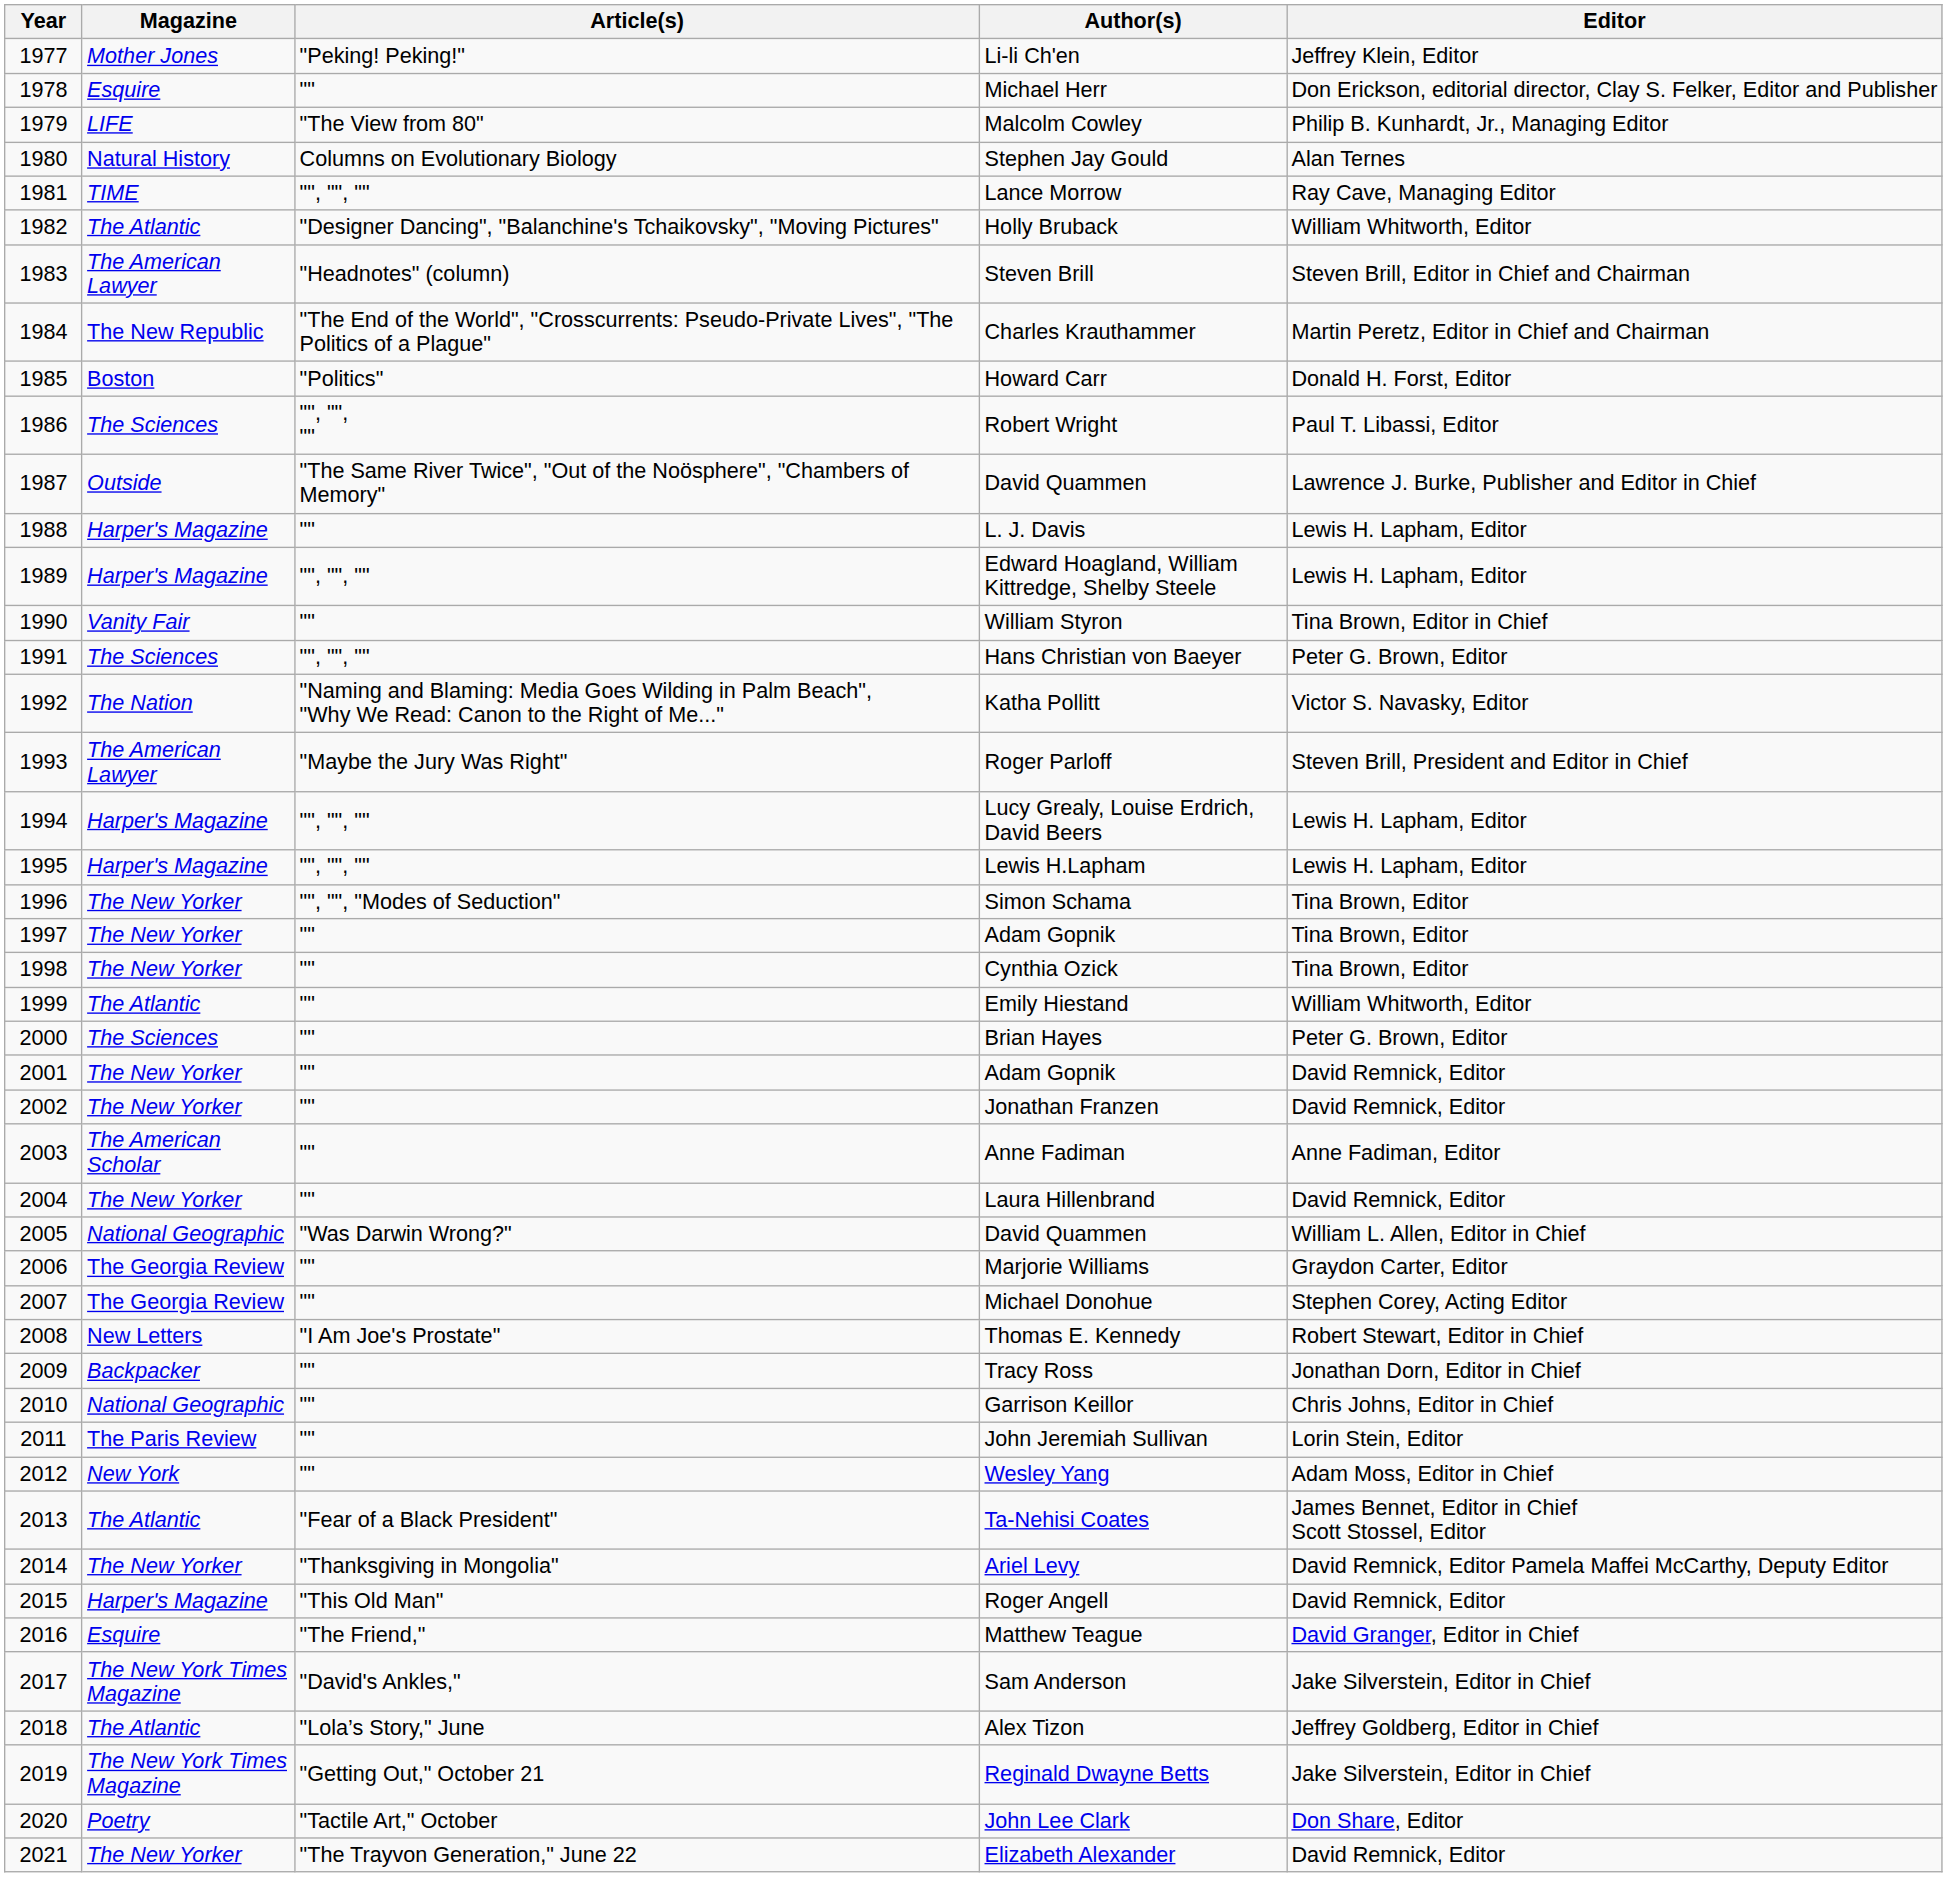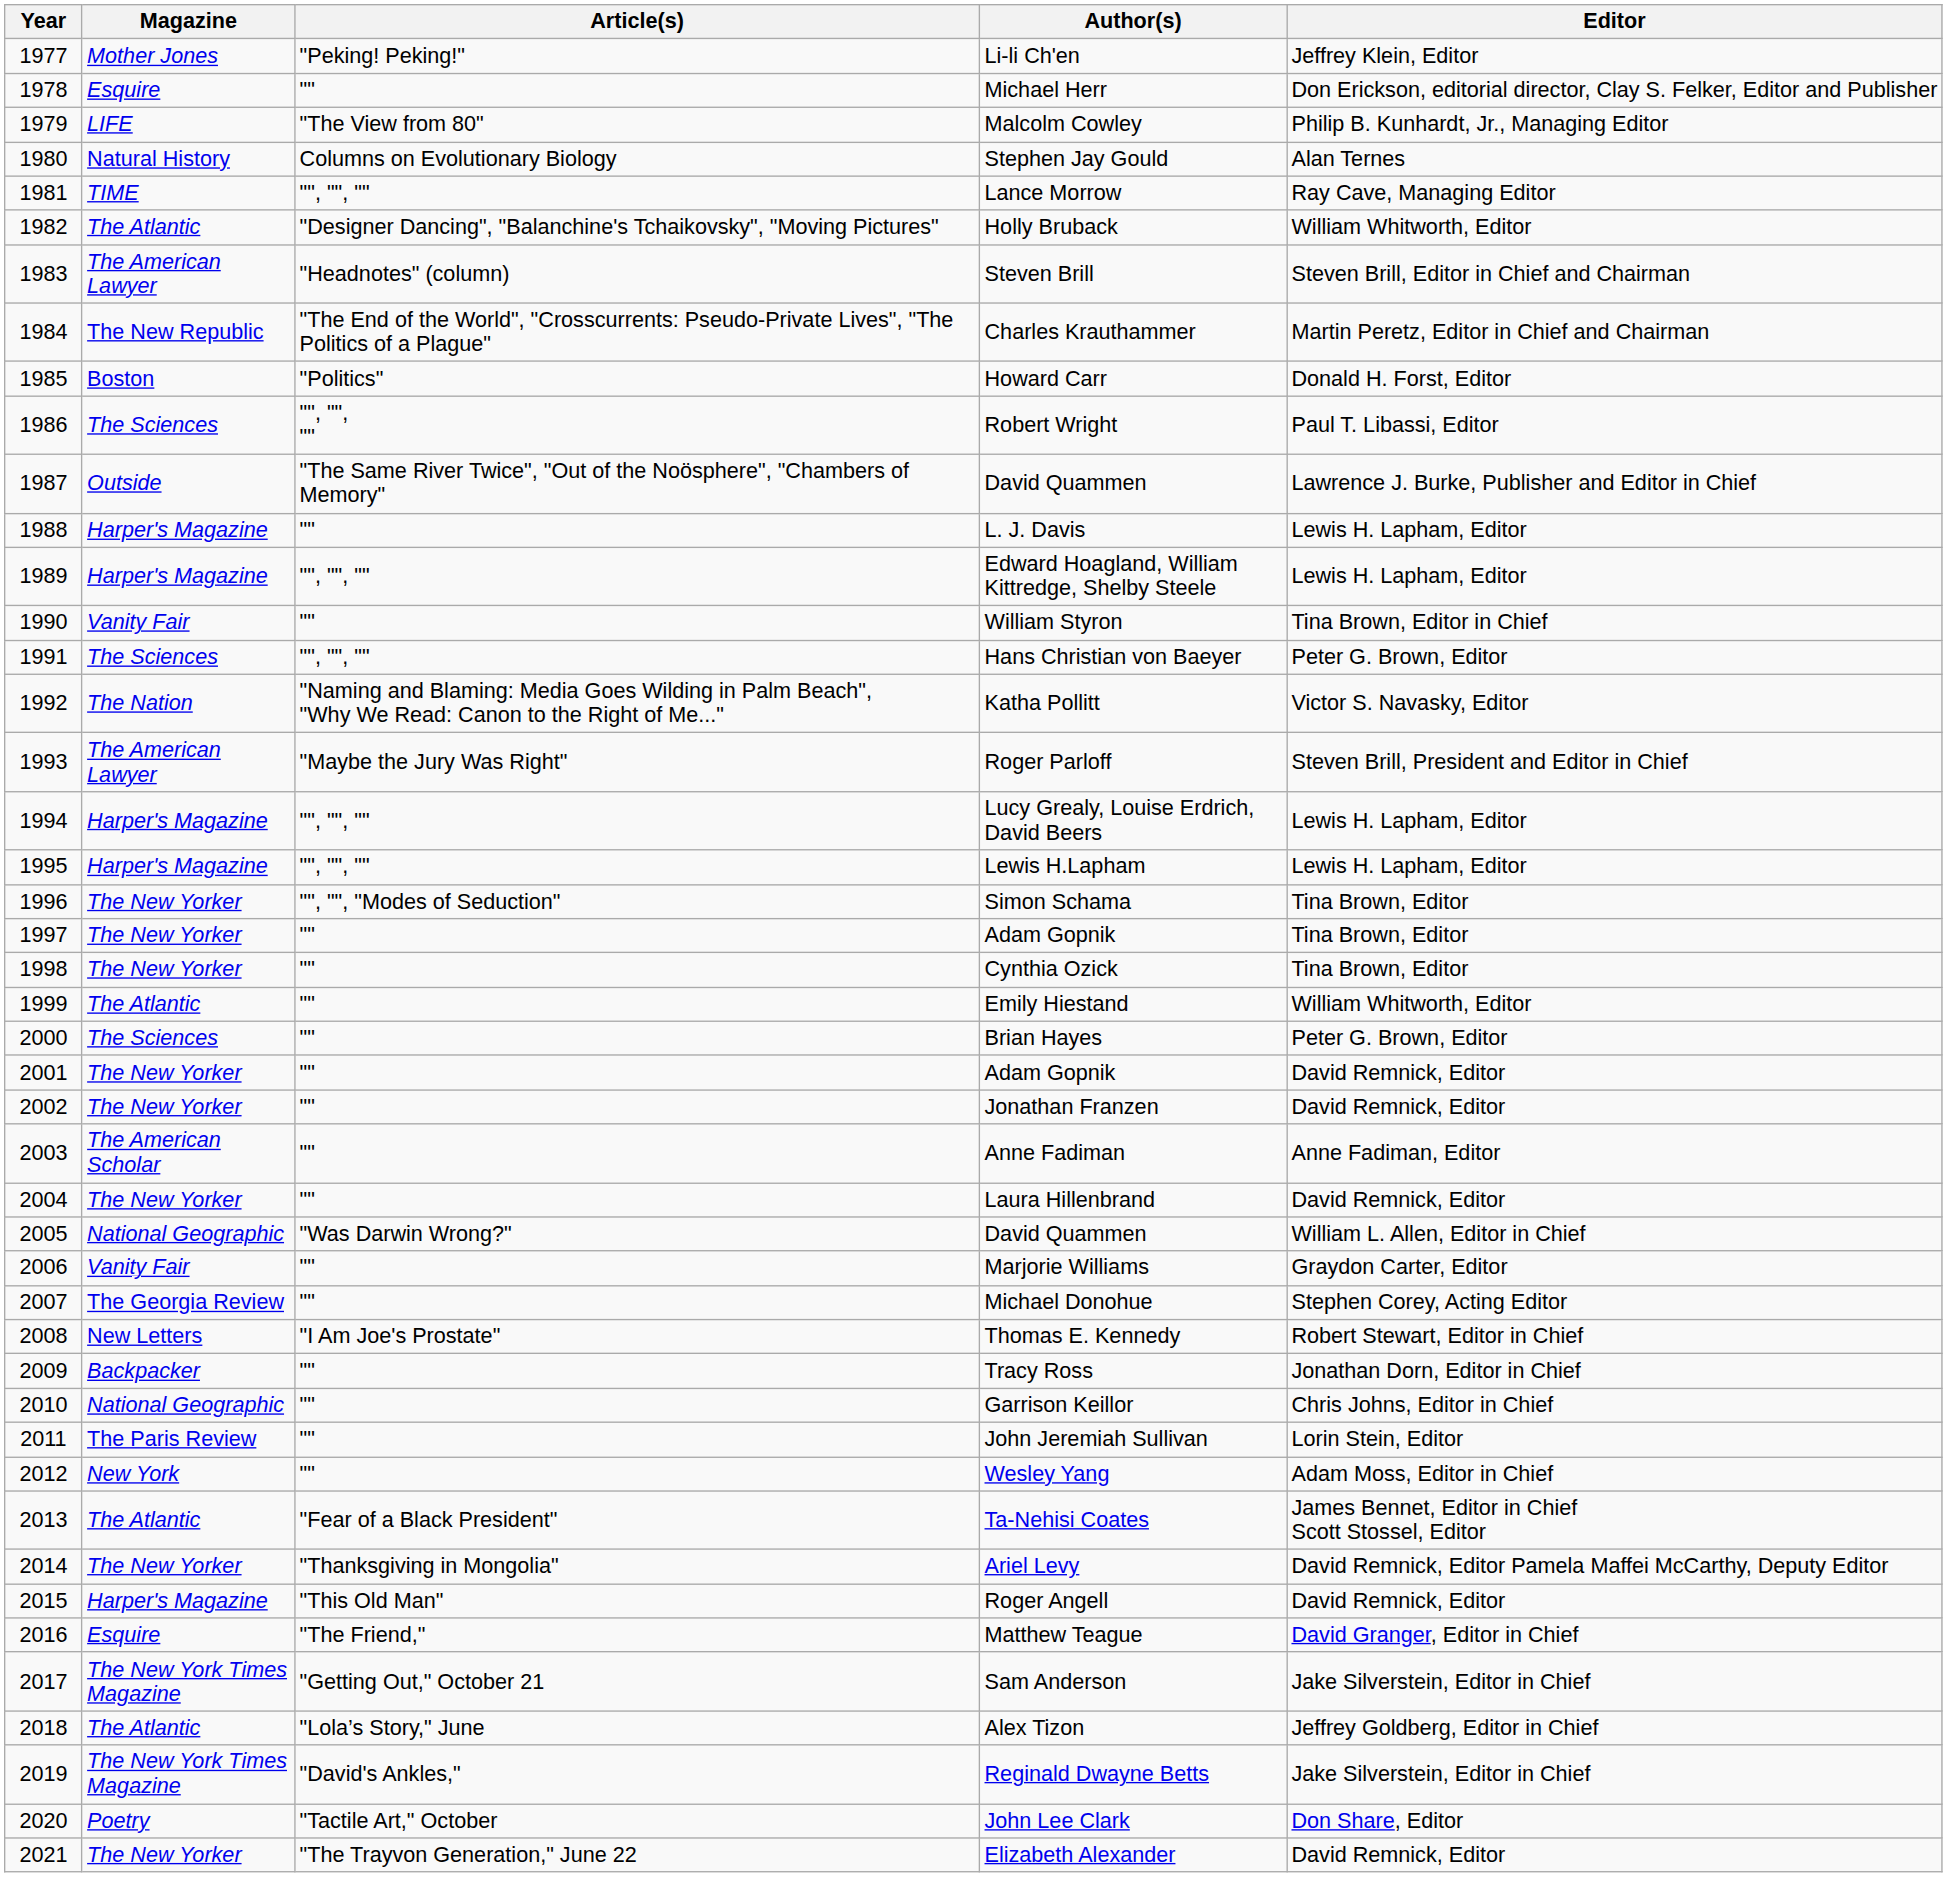(186, 1268) The Georgia Review -> (138, 1268) Vanity Fair
(380, 1681) "David's Ankles," -> (422, 1681) "Getting Out," October 21
(422, 1774) "Getting Out," October 21 -> (380, 1774) "David's Ankles,"
